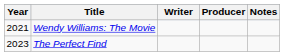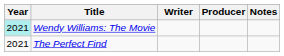(18, 28) no background -> (18, 28) paleturquoise background
(18, 43) 2023 -> (18, 43) 2021
